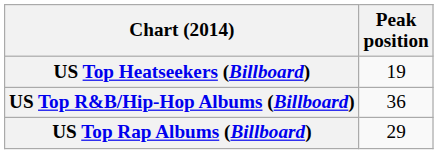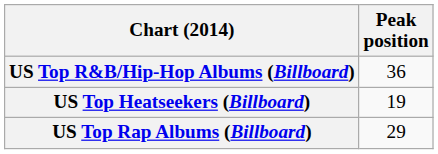rows swapped: (182, 71) <-> (182, 102)
